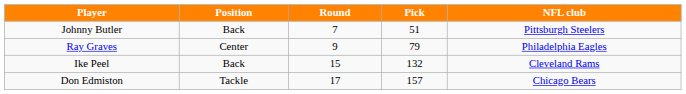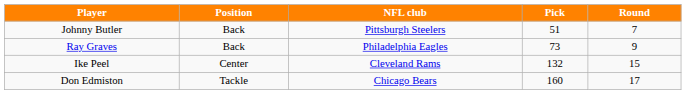columns swapped: (335, 13) <-> (564, 13)
(234, 47) Center -> (234, 47) Back
(415, 47) 79 -> (555, 47) 73
(234, 64) Back -> (234, 64) Center
(415, 81) 157 -> (555, 81) 160
